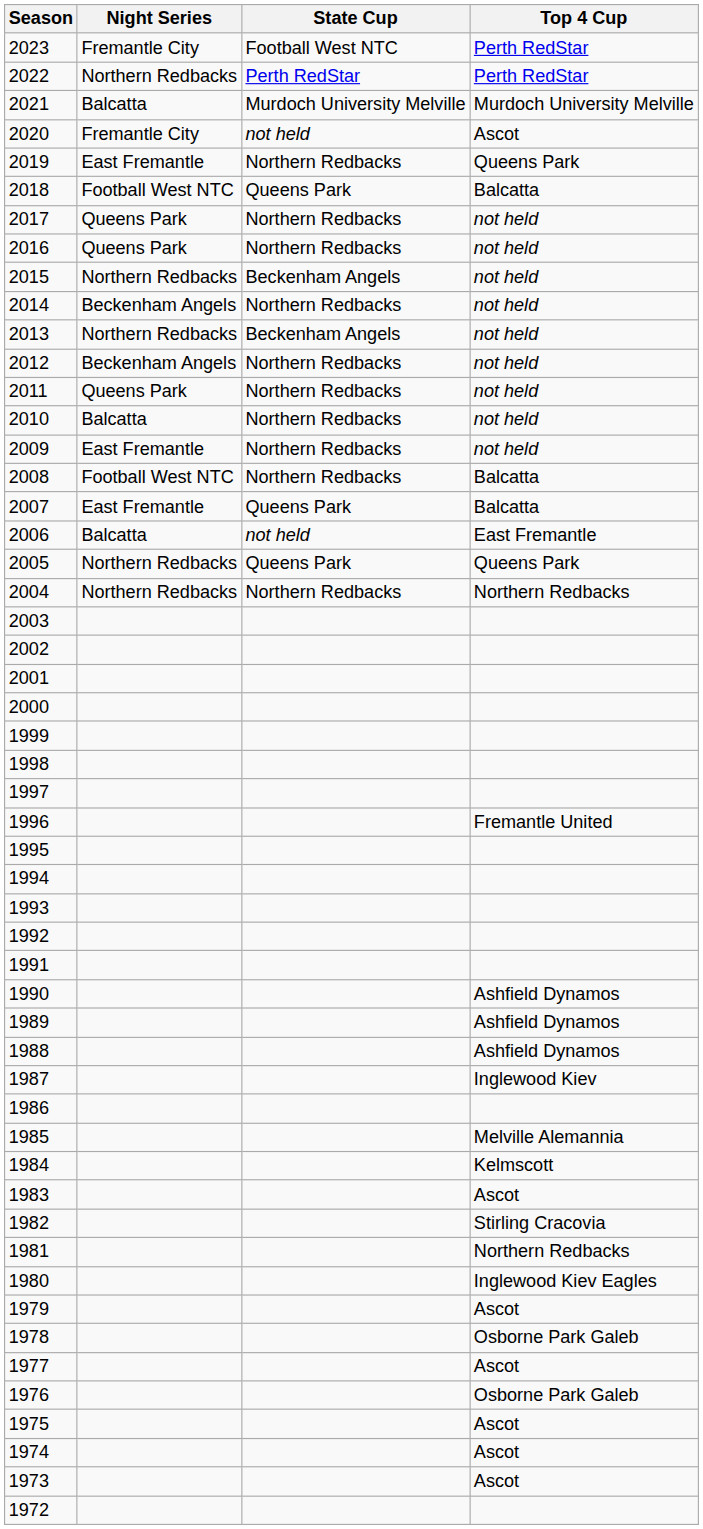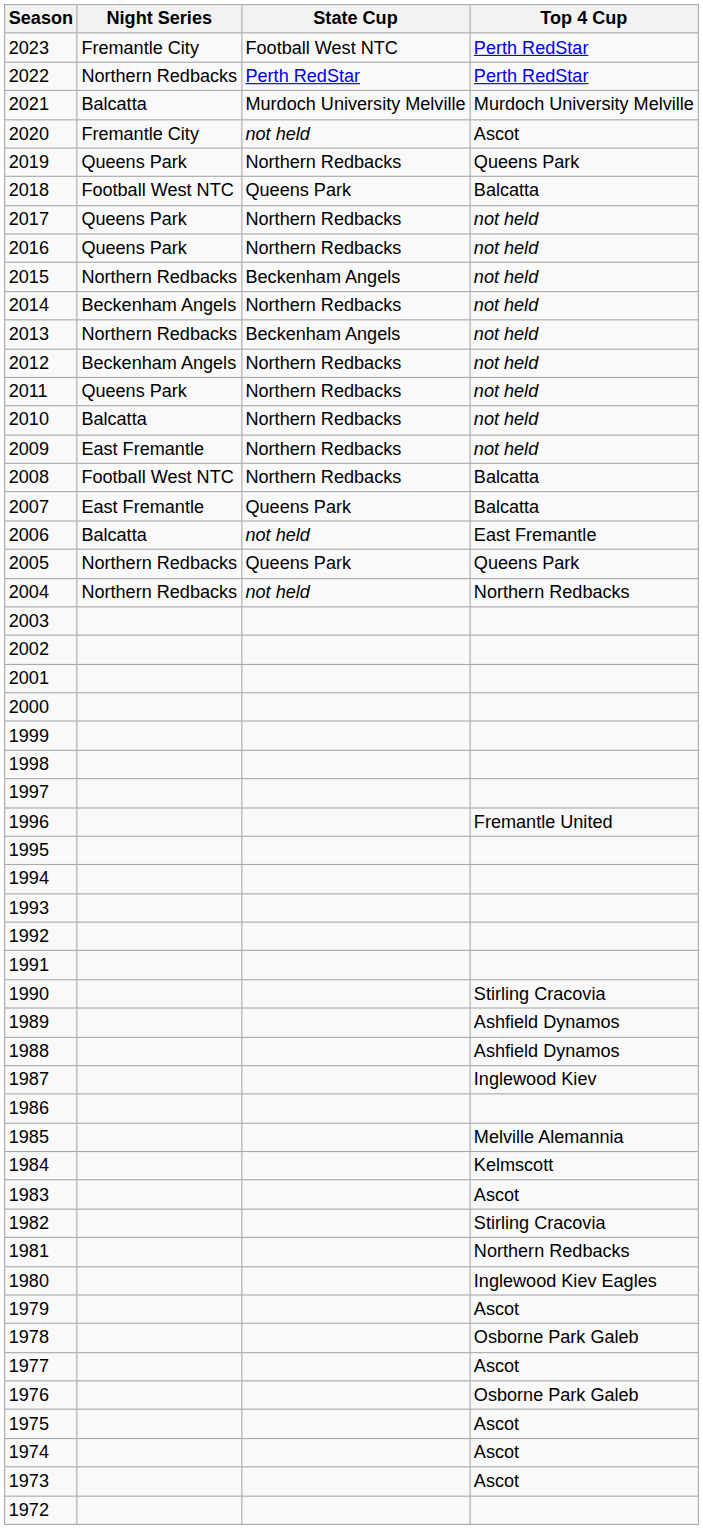(143, 162) East Fremantle -> (134, 162) Queens Park
(323, 592) Northern Redbacks -> (278, 592) not held
(547, 993) Ashfield Dynamos -> (540, 993) Stirling Cracovia
